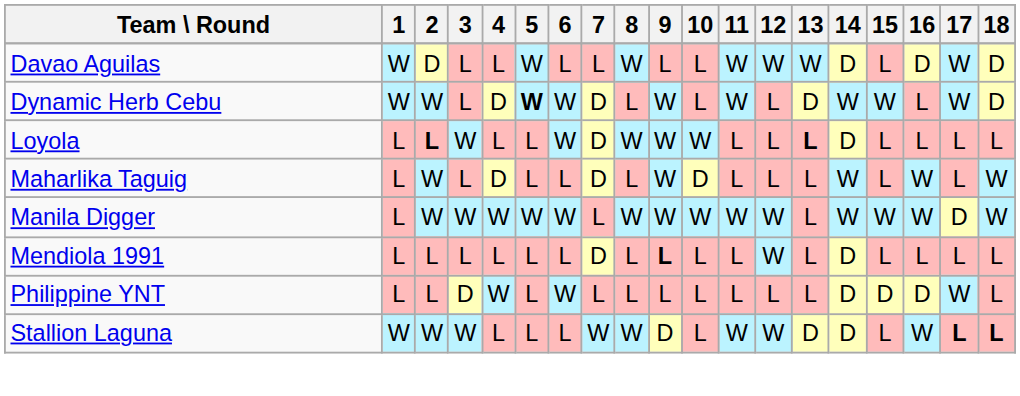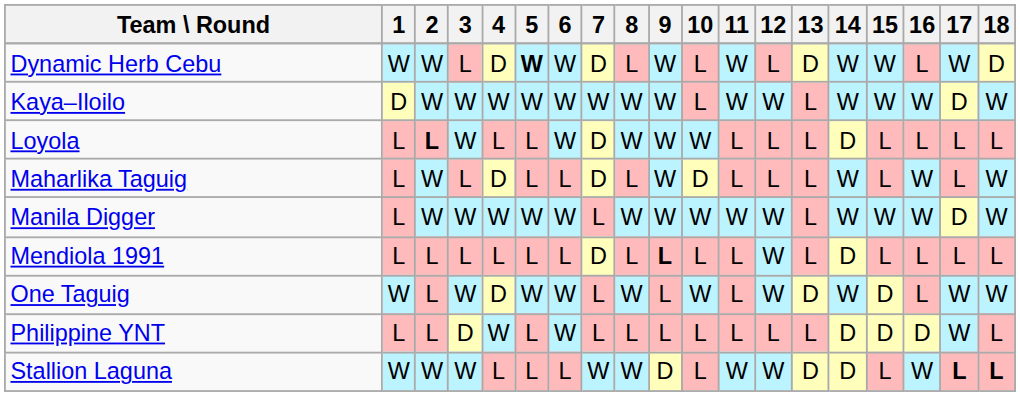- row: (85, 63)
+ row: (68, 101)
(811, 140) bold -> (811, 140) normal
+ row: (70, 294)
